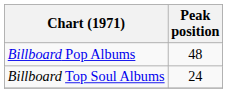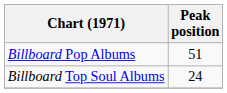(195, 54) 48 -> (195, 54) 51
